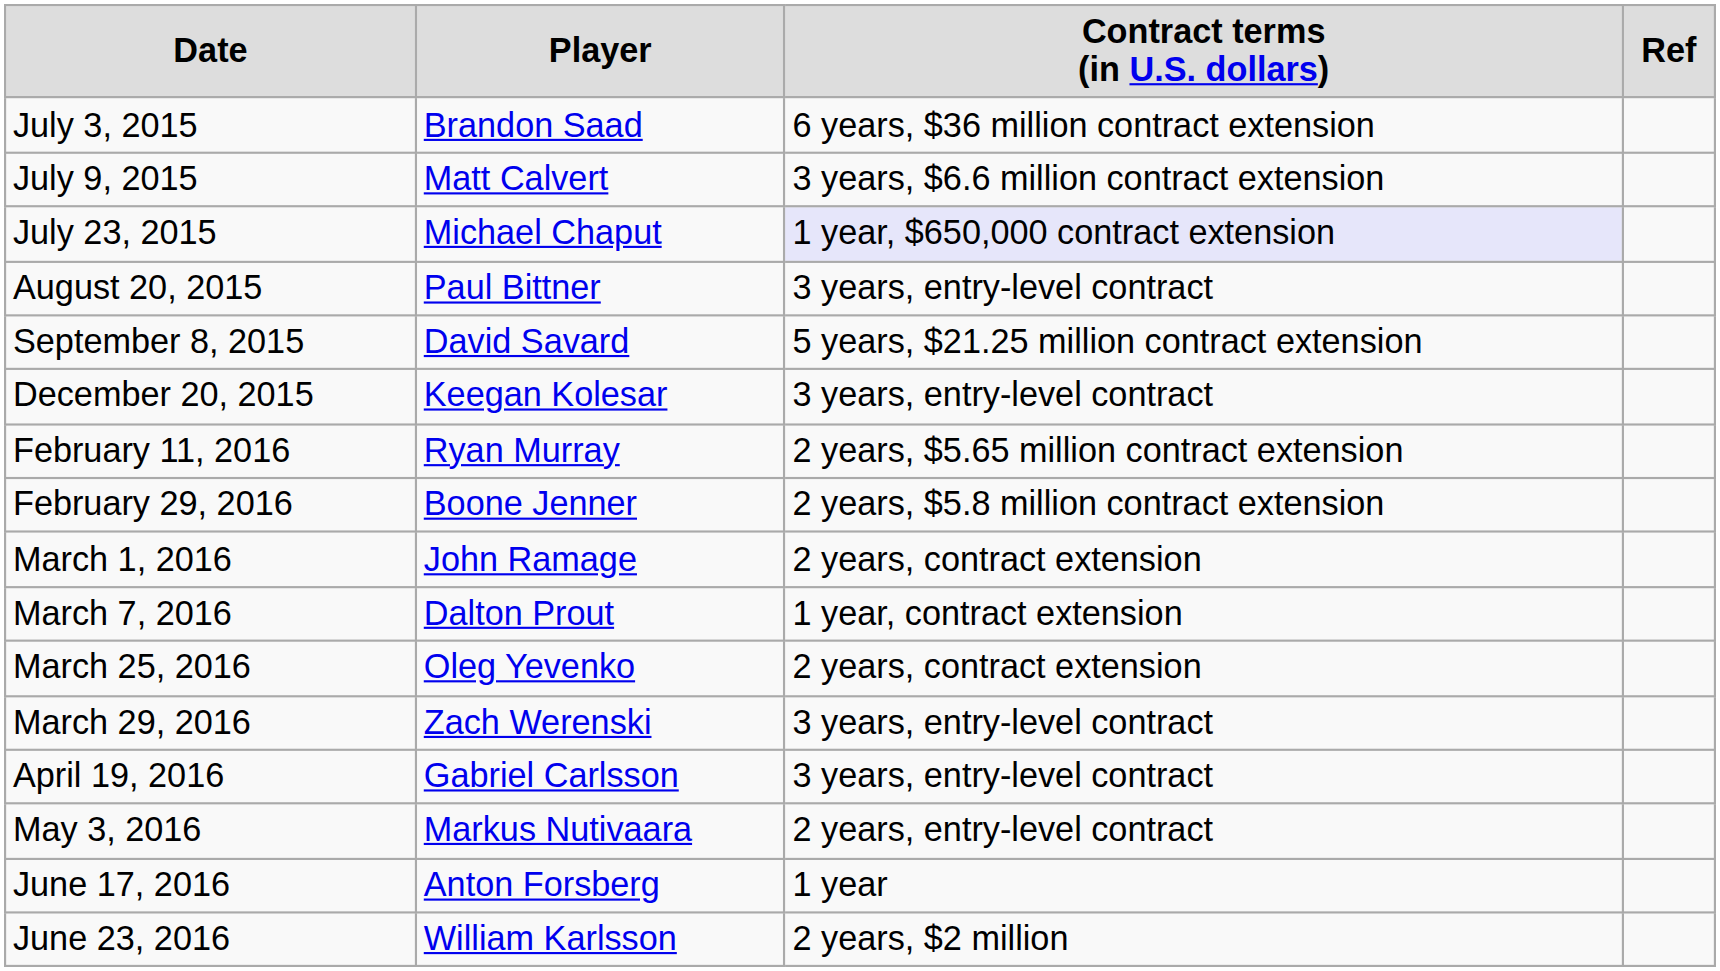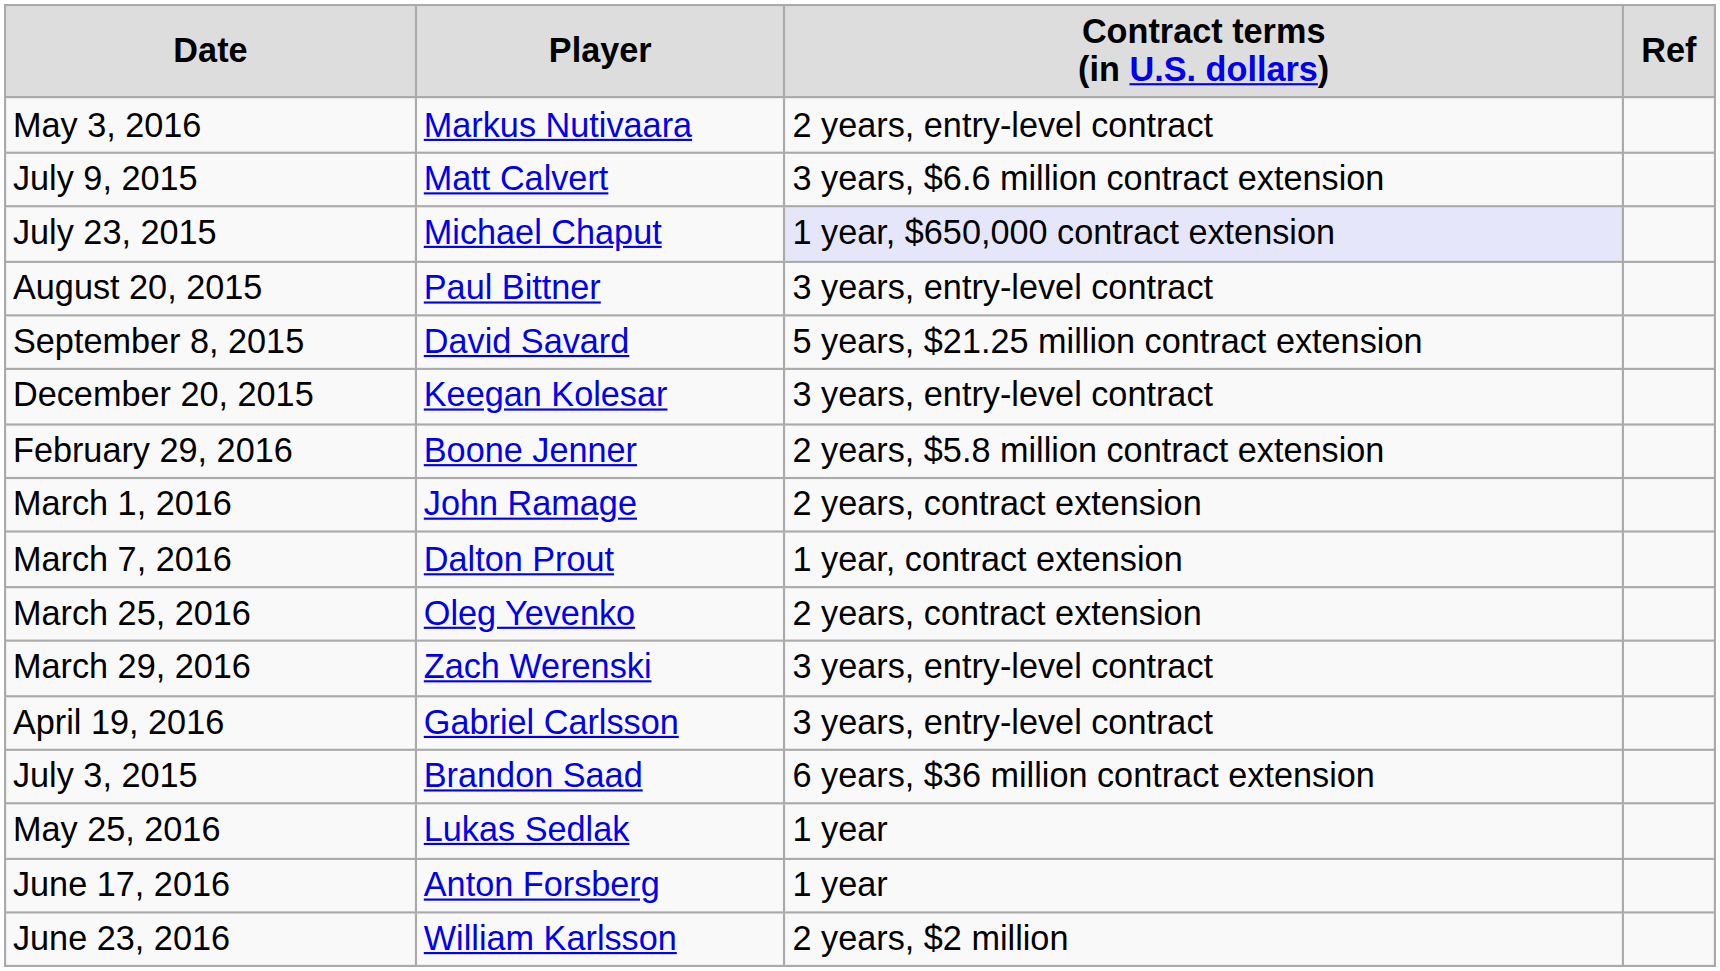rows swapped: (105, 124) <-> (107, 830)
- row: (152, 450)
+ row: (117, 830)
